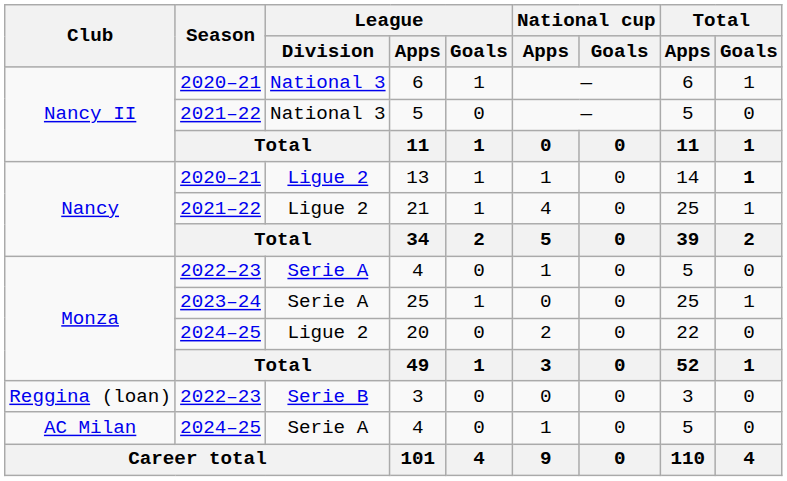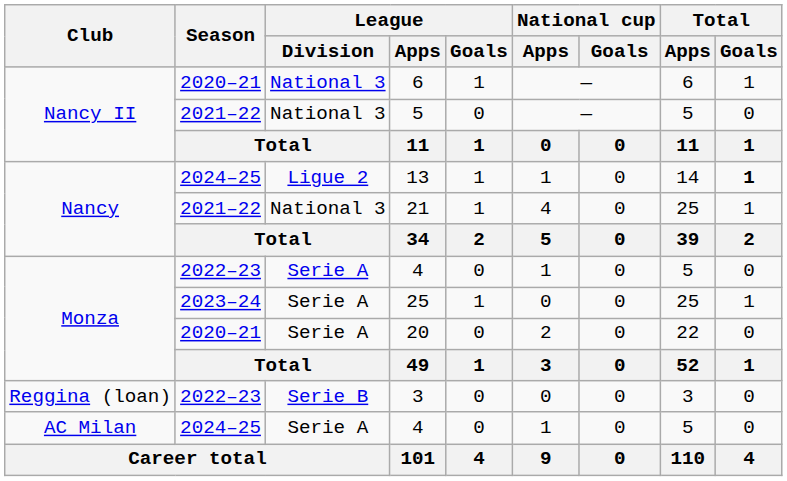(221, 177) 2020–21 -> (221, 177) 2024–25
(328, 209) Ligue 2 -> (328, 209) National 3
(221, 334) 2024–25 -> (221, 334) 2020–21
(328, 334) Ligue 2 -> (328, 334) Serie A
